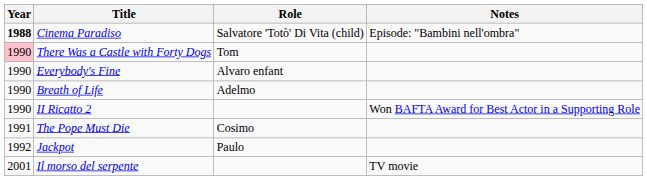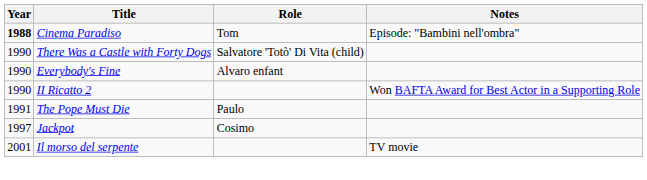(290, 33) Salvatore 'Totò' Di Vita (child) -> (228, 33) Tom
(19, 52) pink background -> (19, 52) no background
(228, 52) Tom -> (290, 52) Salvatore 'Totò' Di Vita (child)
- row: (70, 90)
(235, 128) Cosimo -> (230, 109) Paulo
(19, 147) 1992 -> (19, 128) 1997
(230, 147) Paulo -> (235, 128) Cosimo
